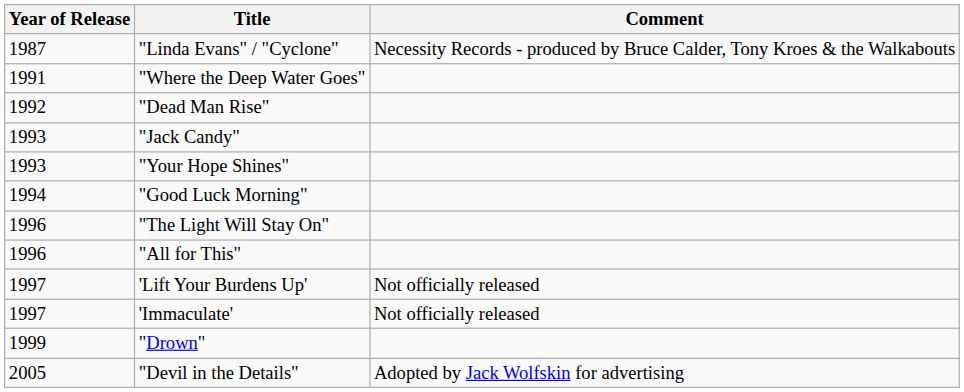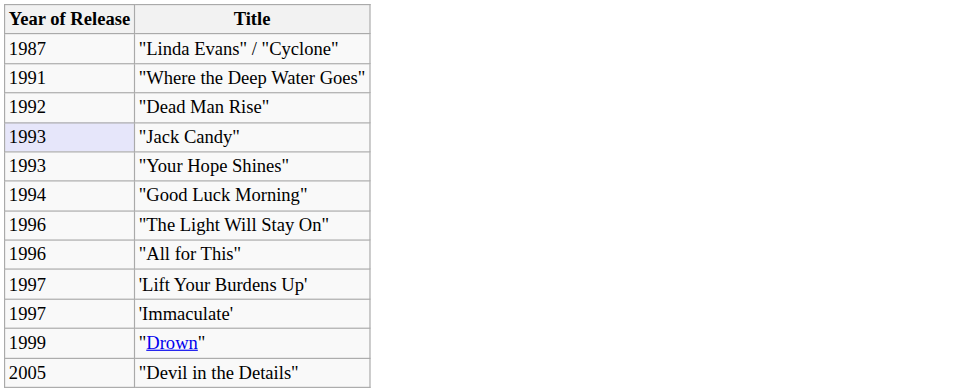- column: (665, 19)
(27, 136) no background -> (27, 136) lavender background
